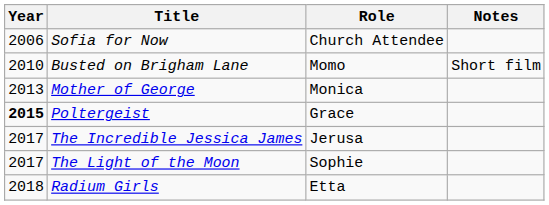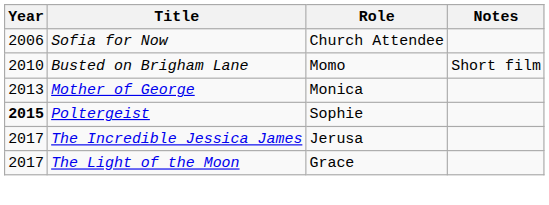(332, 114) Grace -> (336, 114) Sophie
(336, 163) Sophie -> (332, 163) Grace
- row: (105, 187)
